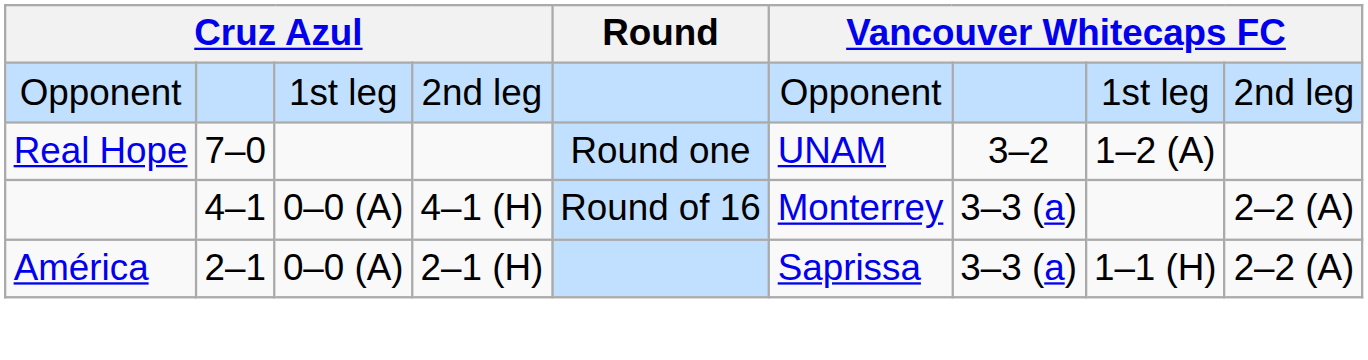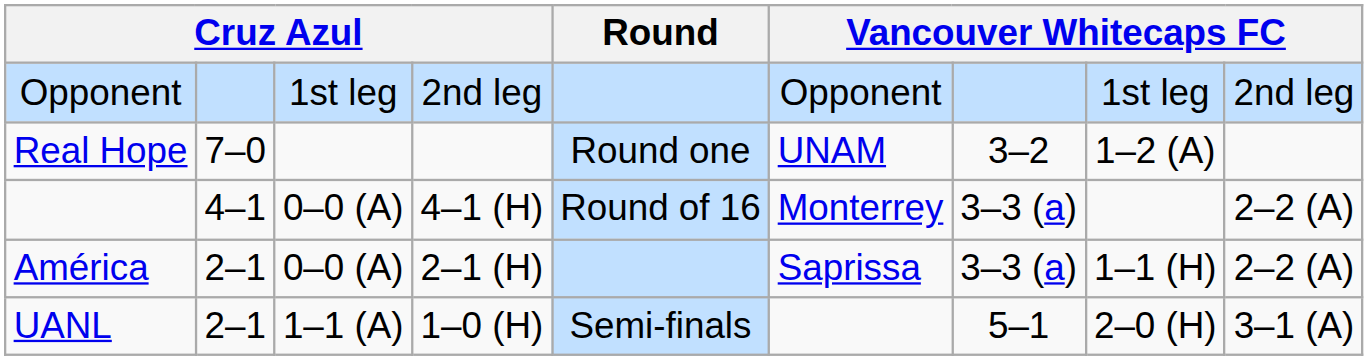+ row: (63, 325)
